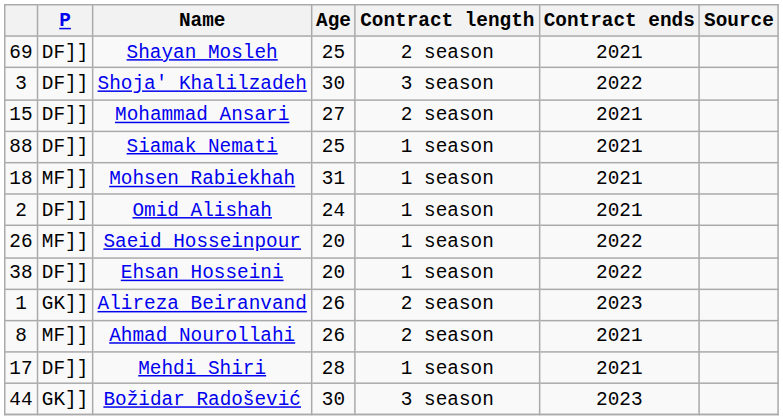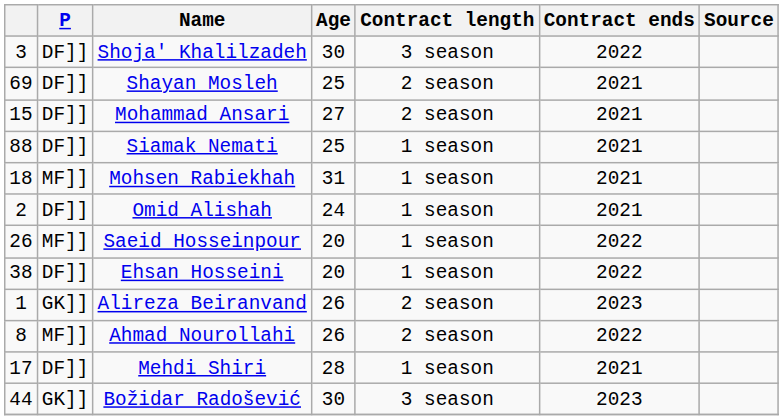rows swapped: (202, 84) <-> (202, 52)
(619, 336) 2021 -> (619, 336) 2022
